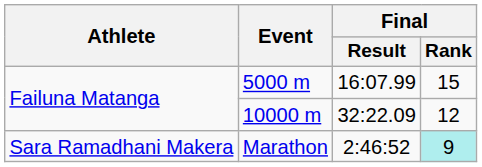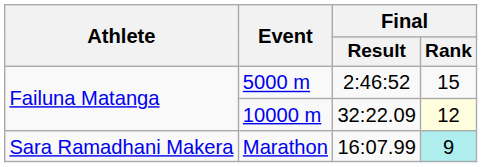(377, 83) 16:07.99 -> (377, 83) 2:46:52
(448, 115) no background -> (448, 115) lightyellow background
(377, 147) 2:46:52 -> (377, 147) 16:07.99
